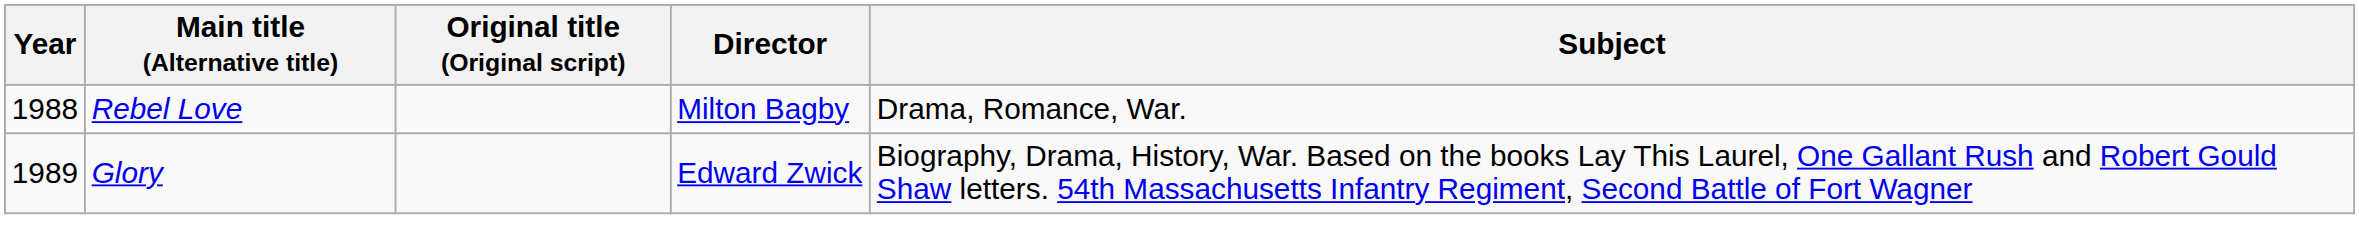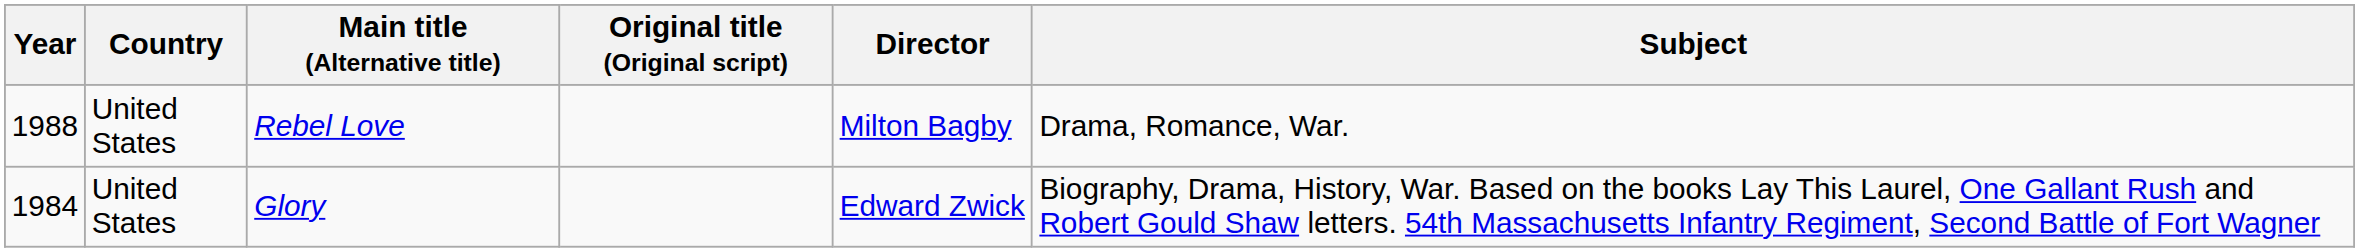+ column: (166, 44)
(45, 172) 1989 -> (45, 206) 1984
